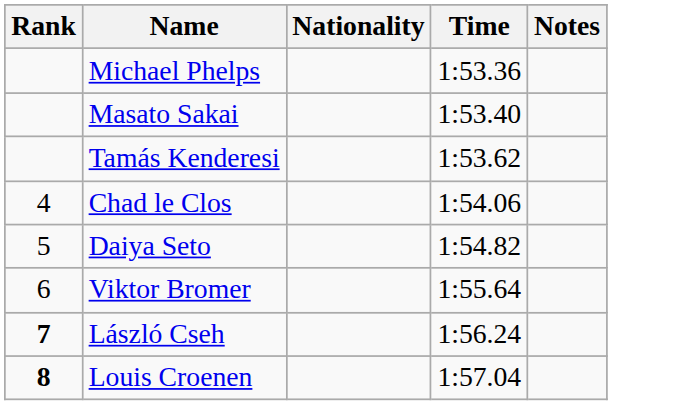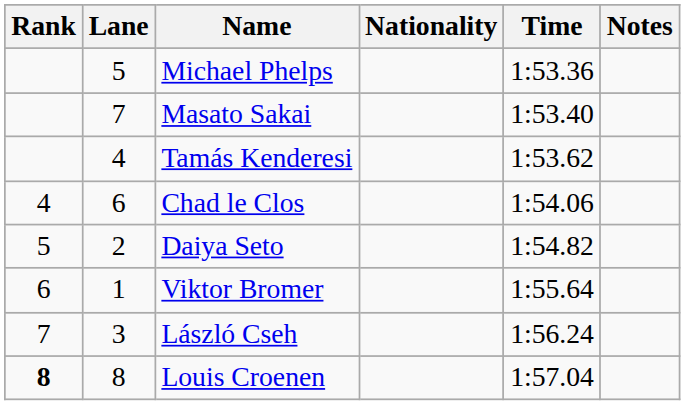+ column: (119, 26)
(44, 333) bold -> (44, 333) normal
